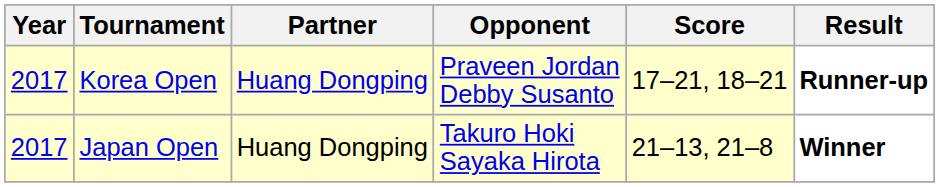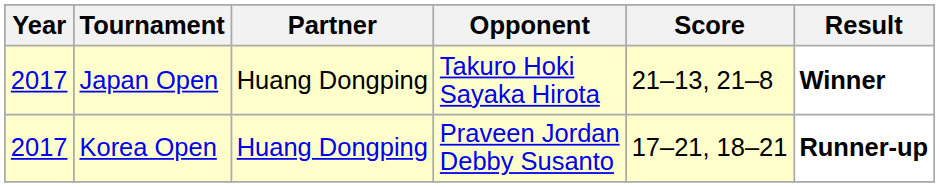rows swapped: (148, 80) <-> (149, 148)
